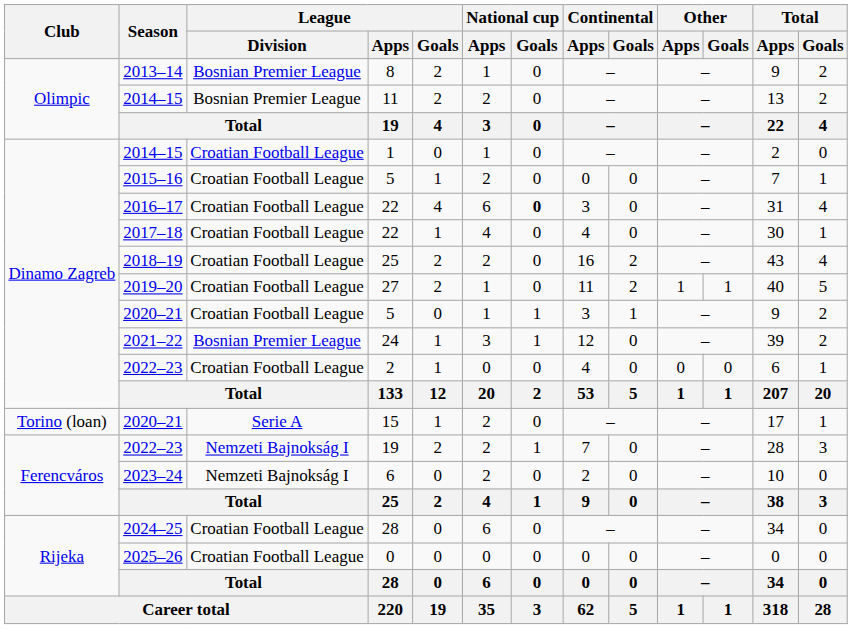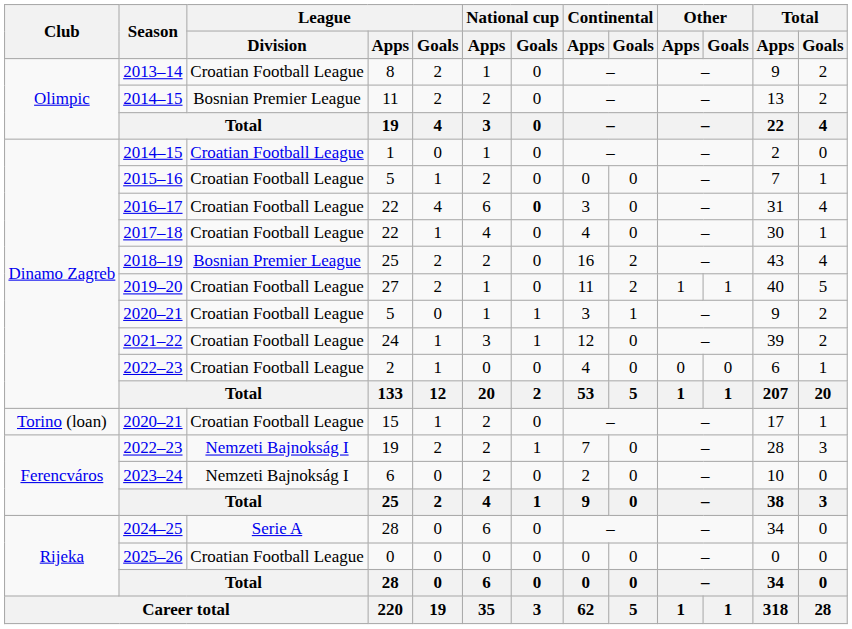(277, 71) Bosnian Premier League -> (277, 71) Croatian Football League
(277, 260) Croatian Football League -> (277, 260) Bosnian Premier League
(277, 340) Bosnian Premier League -> (277, 340) Croatian Football League
(277, 421) Serie A -> (277, 421) Croatian Football League
(277, 529) Croatian Football League -> (277, 529) Serie A
